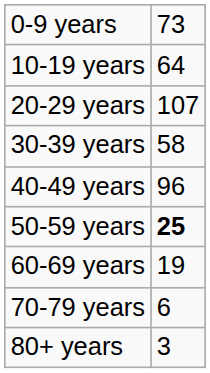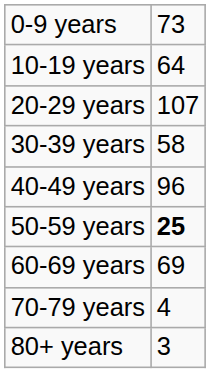(171, 266) 19 -> (171, 266) 69
(164, 307) 6 -> (164, 307) 4
